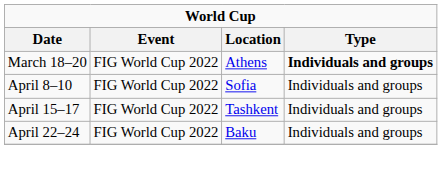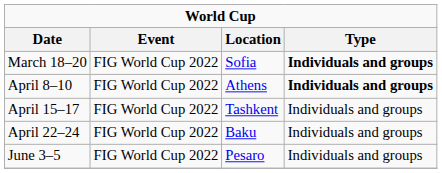(246, 62) Athens -> (241, 62) Sofia
(241, 86) Sofia -> (246, 86) Athens
(355, 86) normal -> (360, 86) bold
+ row: (34, 156)
